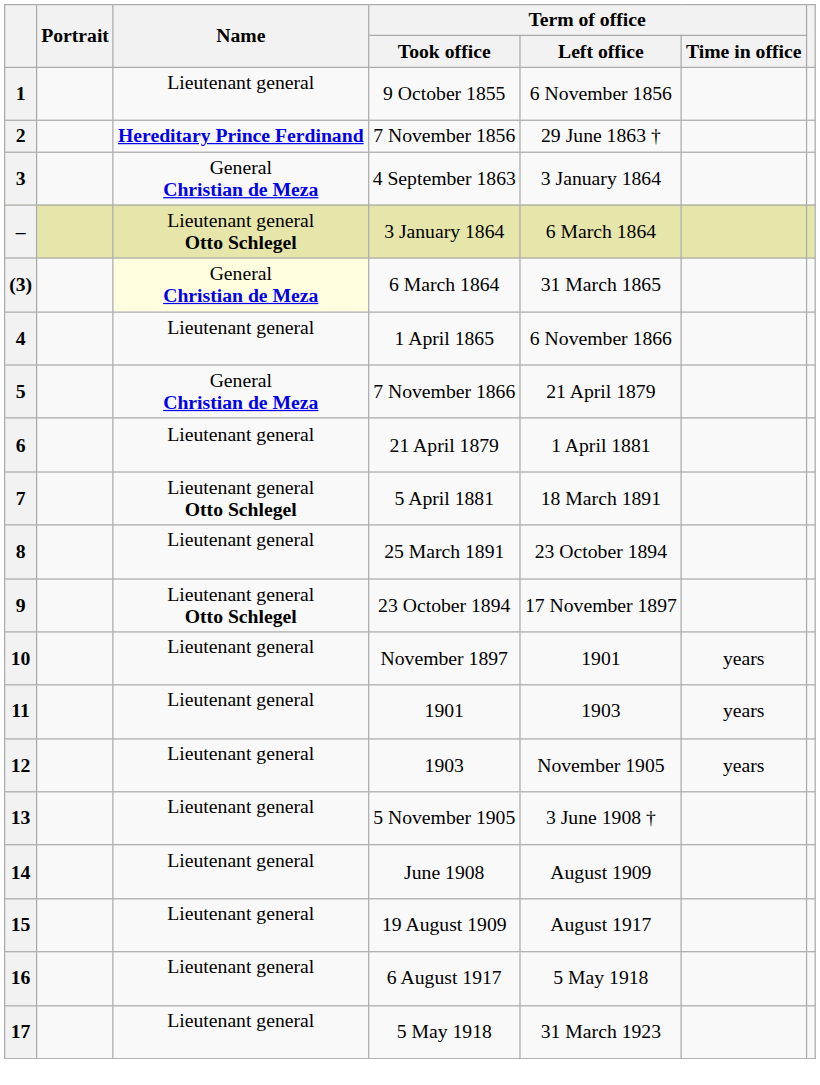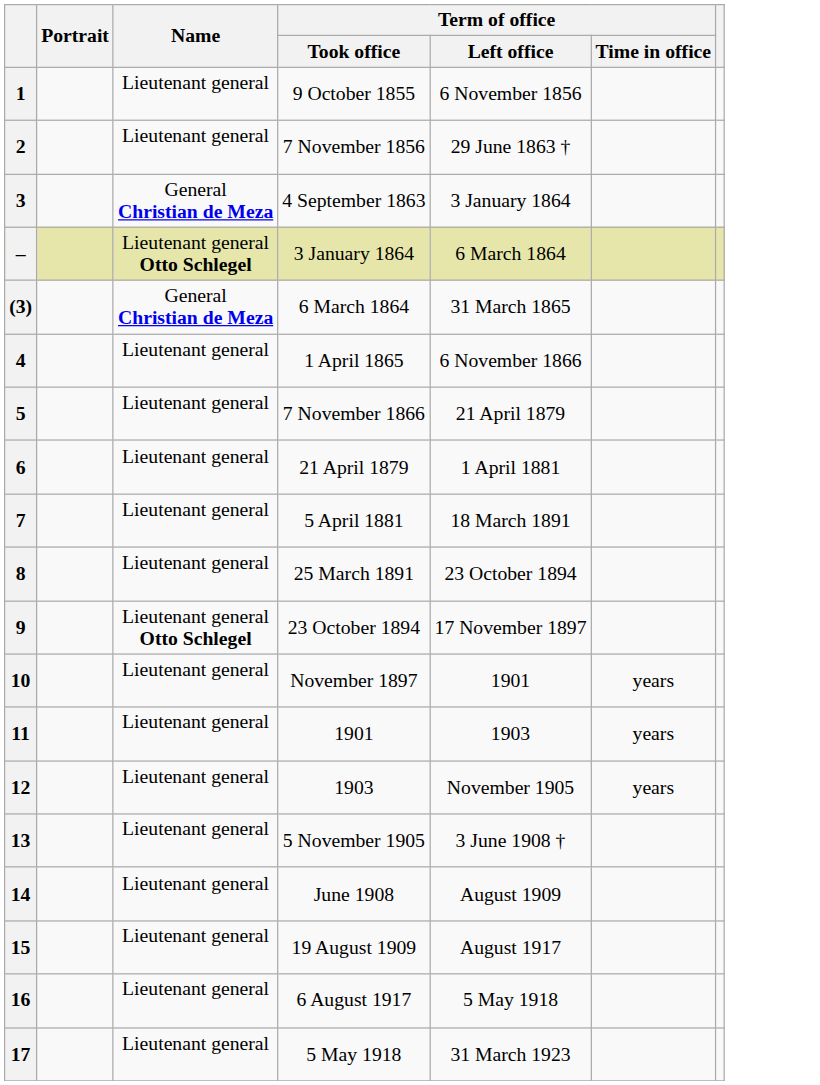(241, 135) Hereditary Prince Ferdinand -> (196, 135) Lieutenant general
(241, 284) lightyellow background -> (196, 307) no background
(241, 391) General Christian de Meza -> (196, 402) Lieutenant general
(241, 498) Lieutenant general Otto Schlegel -> (196, 509) Lieutenant general
